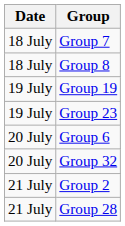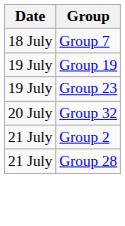- row: (84, 64)
- row: (84, 137)
